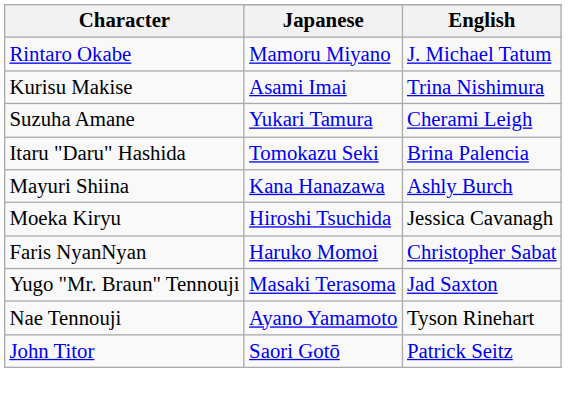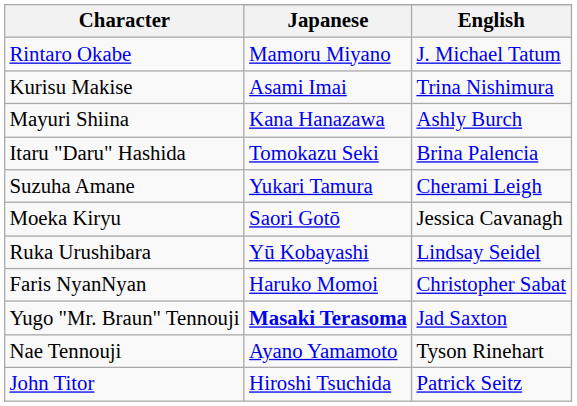rows swapped: (69, 185) <-> (72, 119)
(320, 218) Hiroshi Tsuchida -> (294, 218) Saori Gotō
+ row: (80, 251)
(322, 284) normal -> (328, 317) bold
(294, 350) Saori Gotō -> (320, 383) Hiroshi Tsuchida
